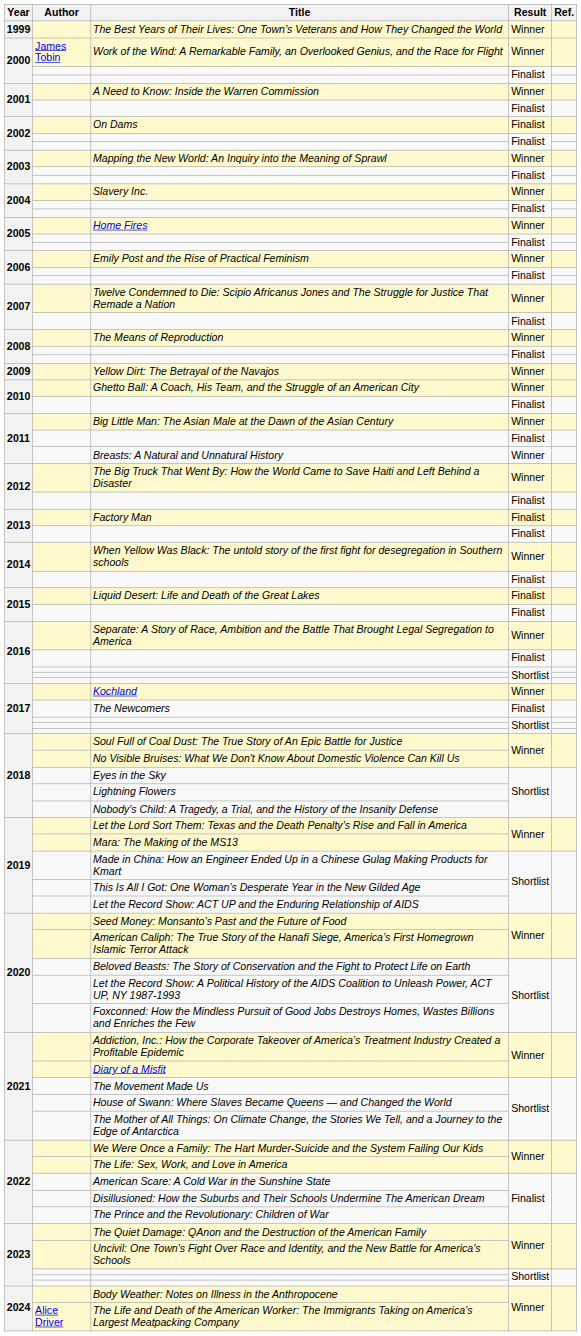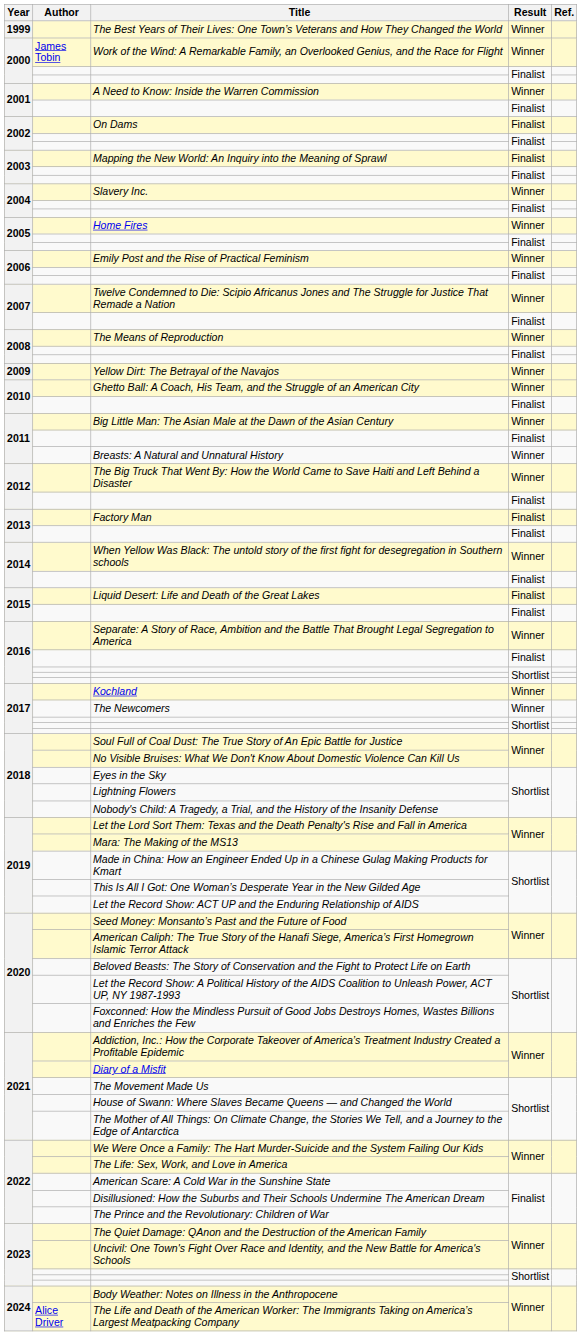(528, 158) Winner -> (528, 158) Finalist
(528, 708) Finalist -> (528, 708) Winner
